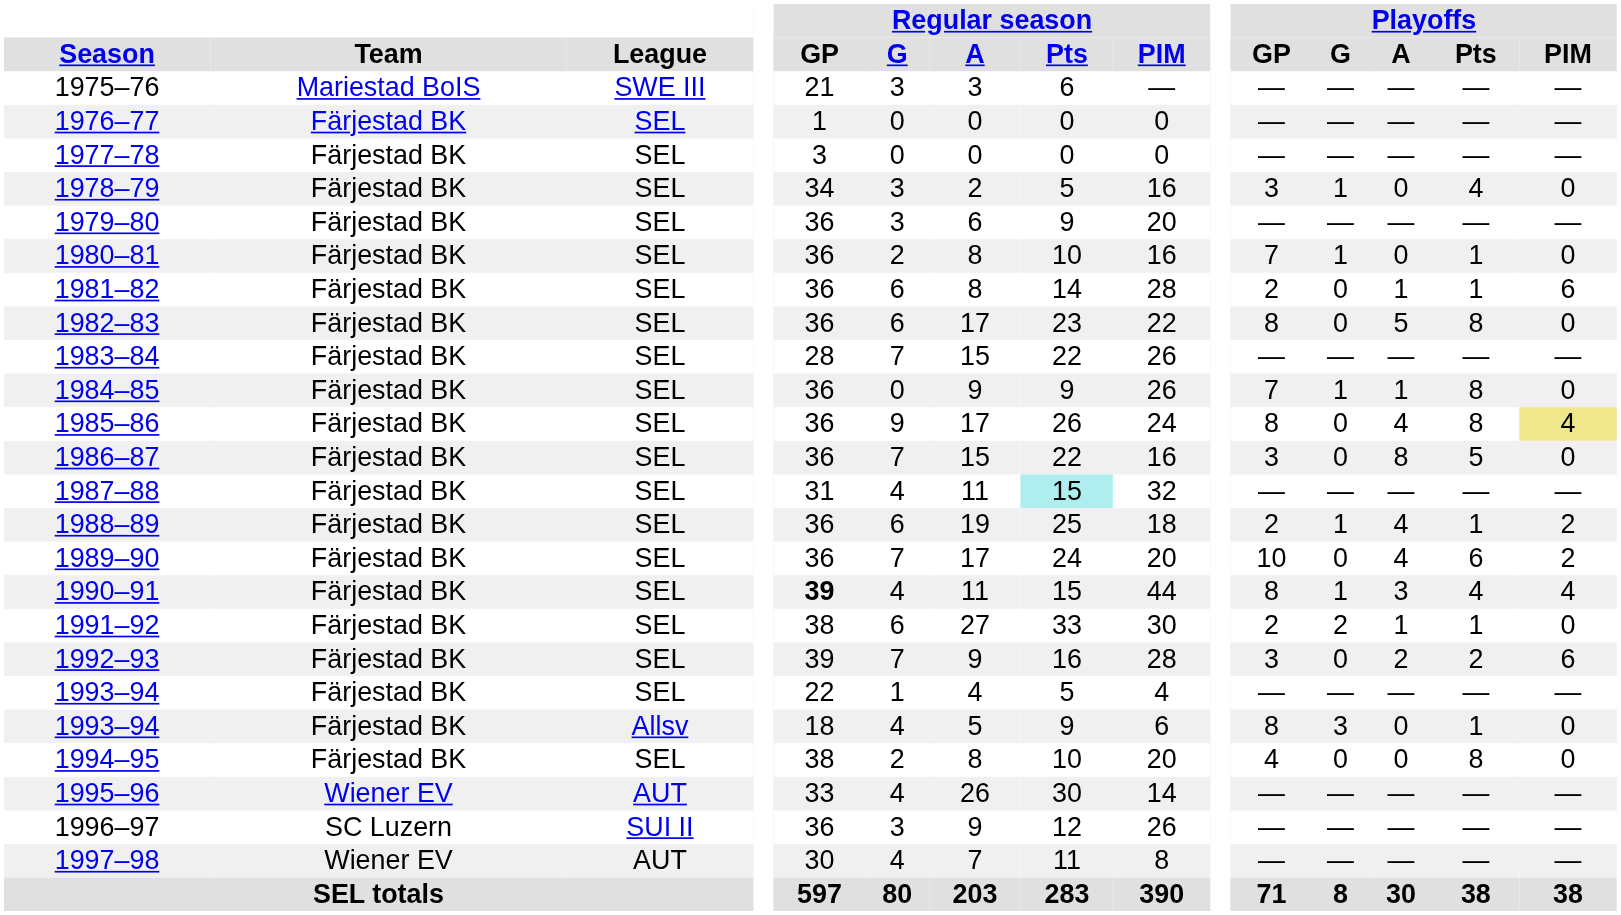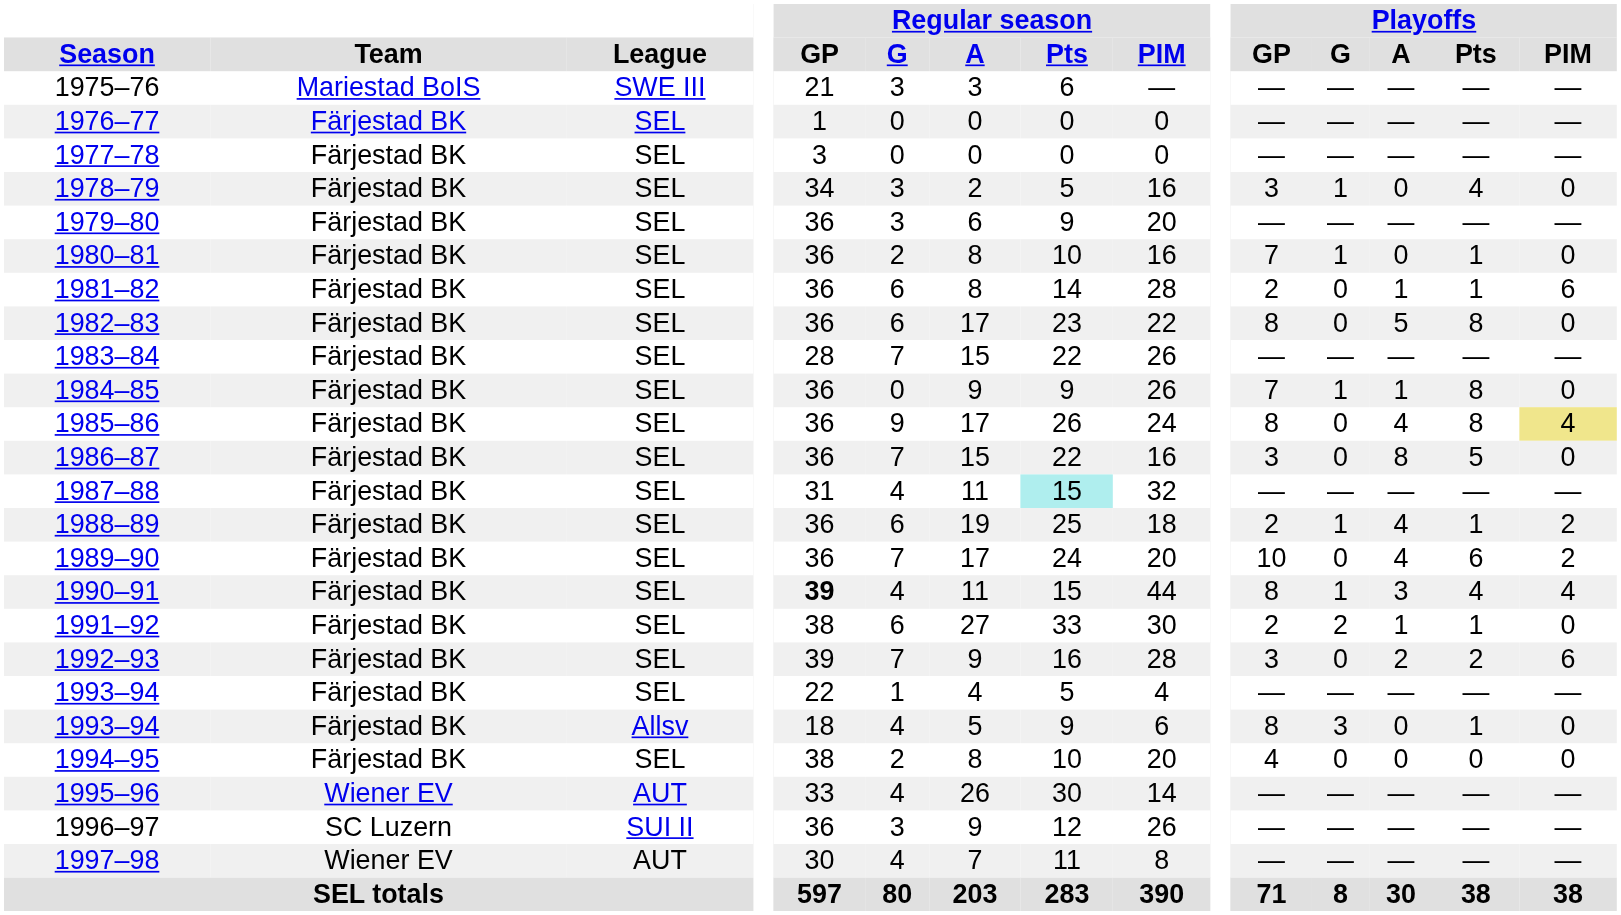(1476, 759) 8 -> (1476, 759) 0
